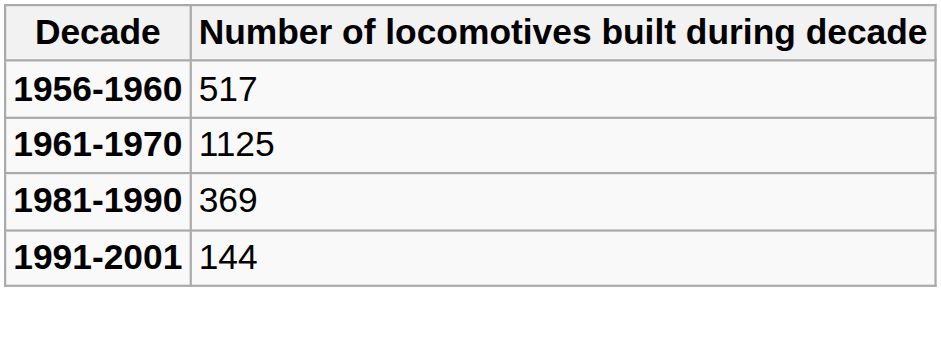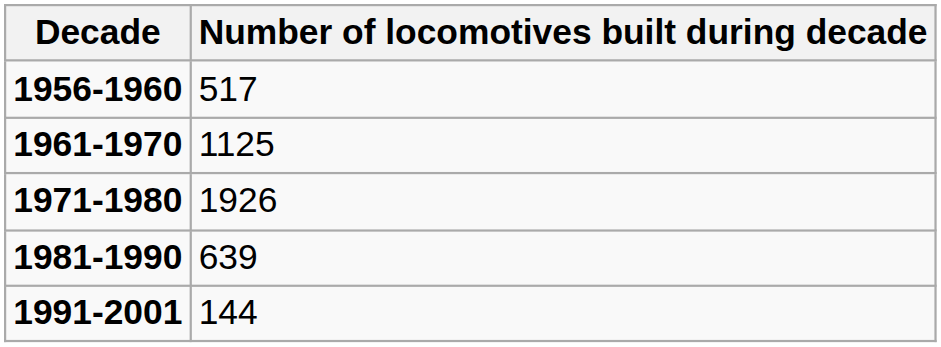+ row: (98, 200)
(228, 200) 369 -> (228, 256) 639
